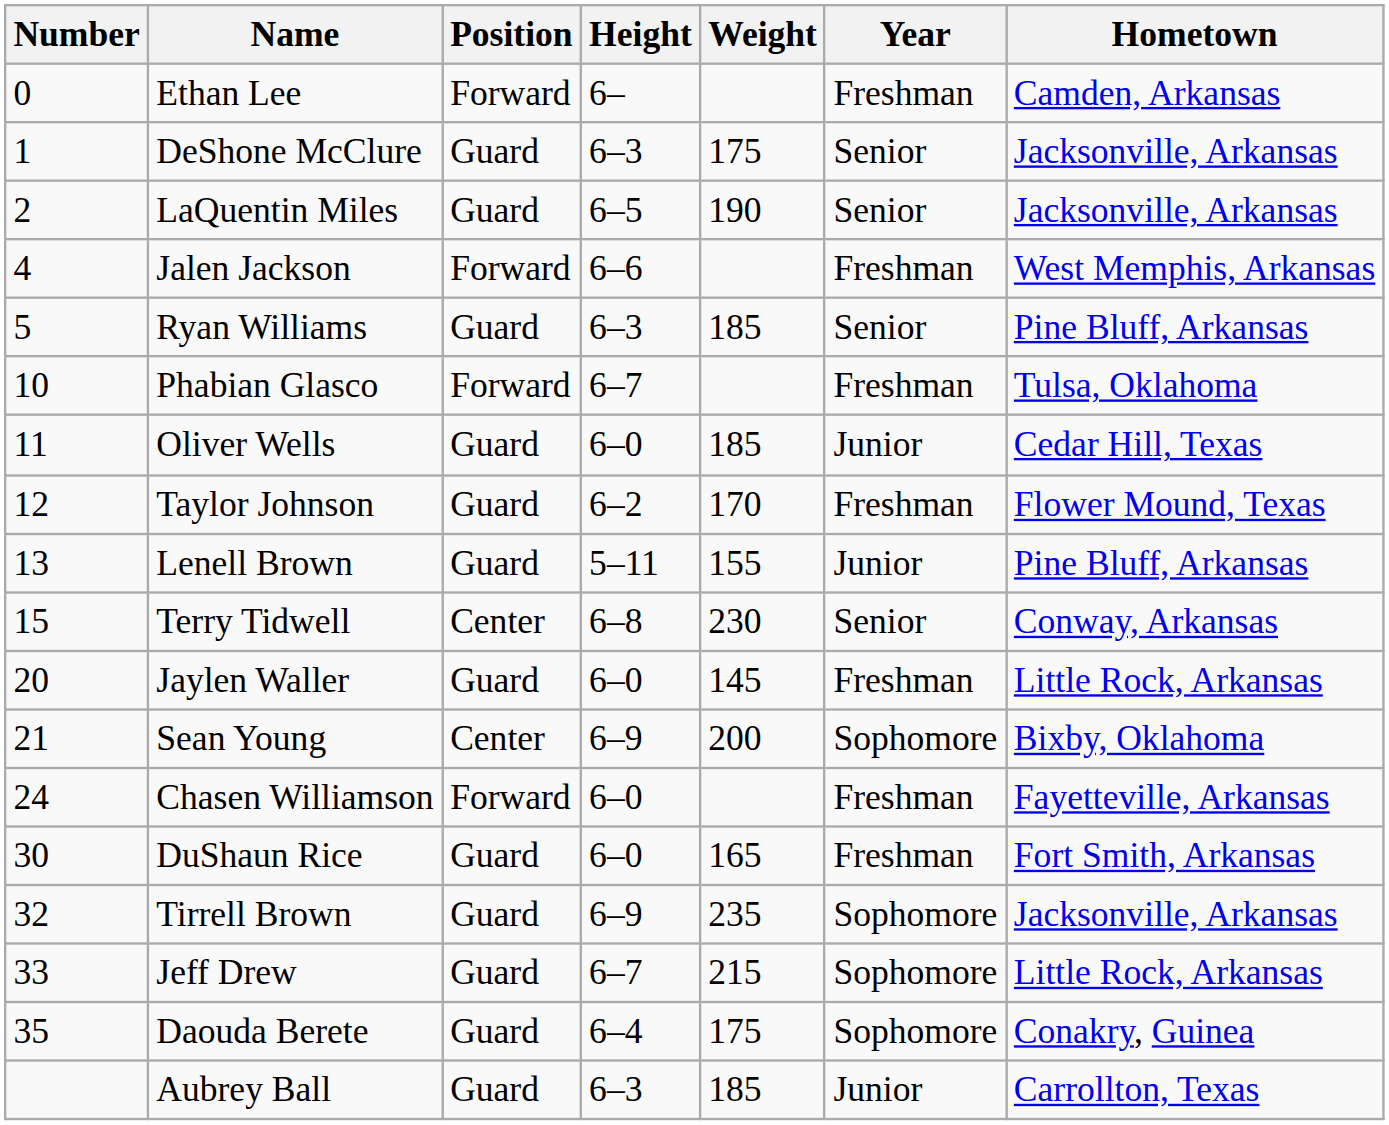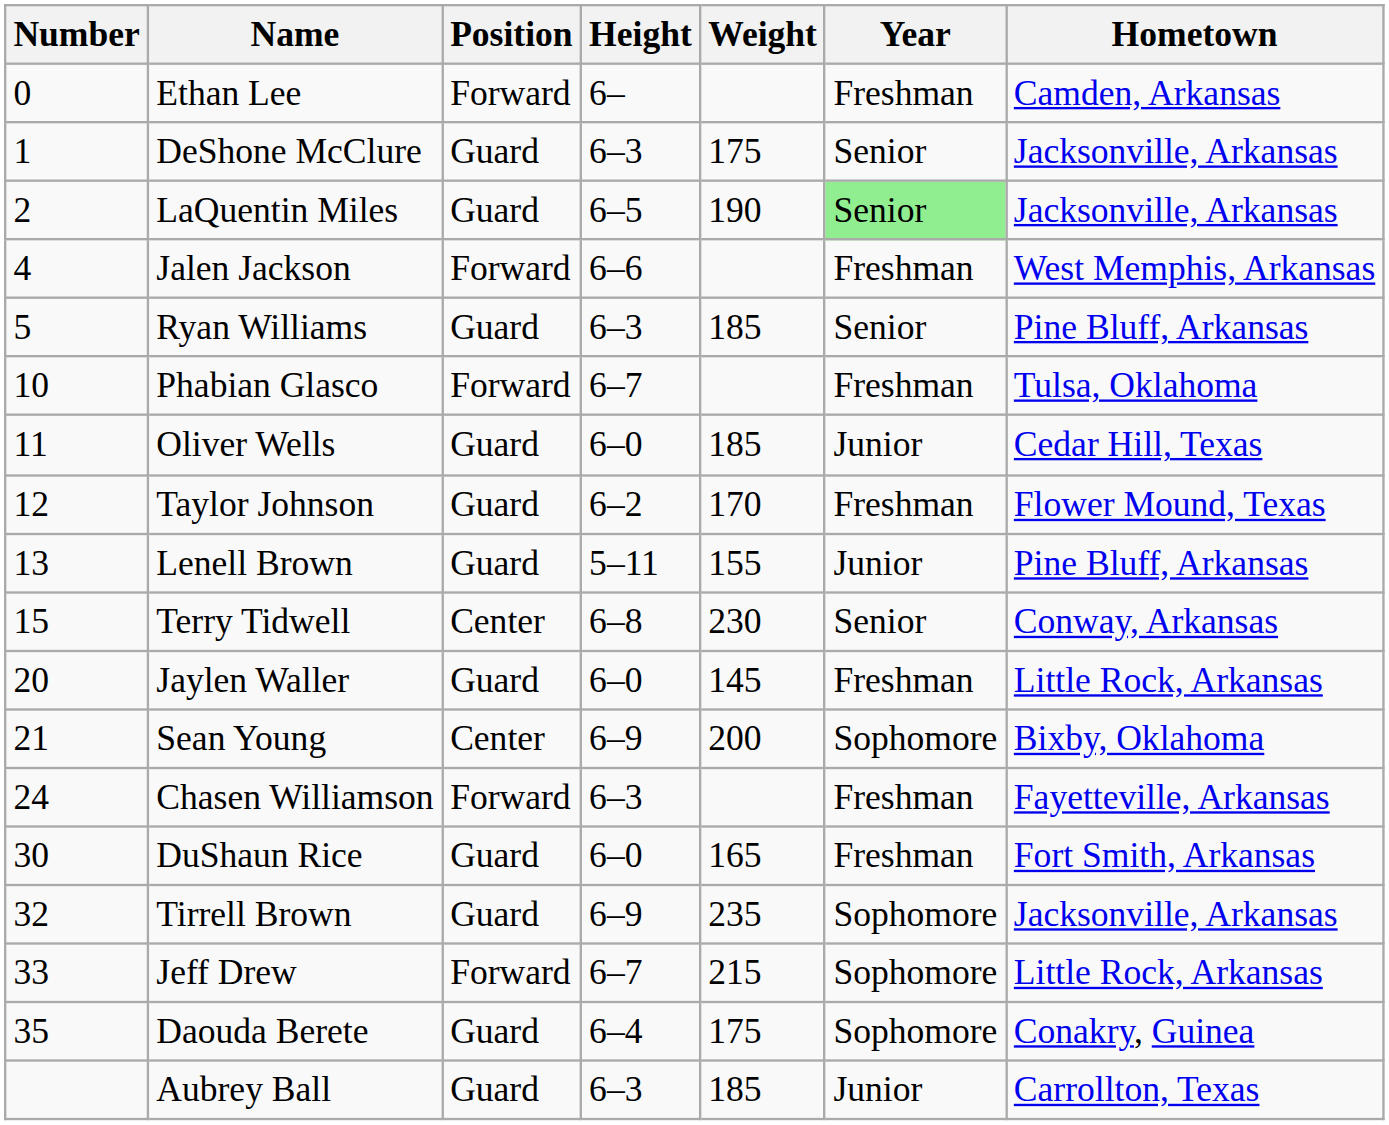(880, 209) no background -> (880, 209) lightgreen background
(616, 796) 6–0 -> (616, 796) 6–3
(495, 972) Guard -> (510, 972) Forward
